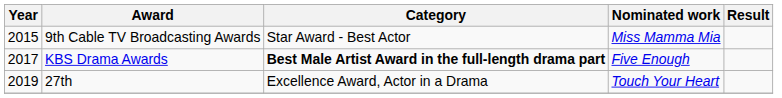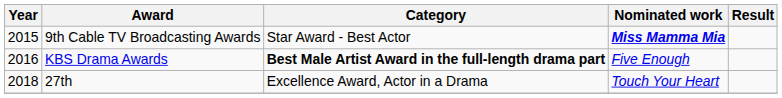(666, 37) normal -> (668, 37) bold
(23, 59) 2017 -> (23, 59) 2016
(23, 81) 2019 -> (23, 81) 2018
